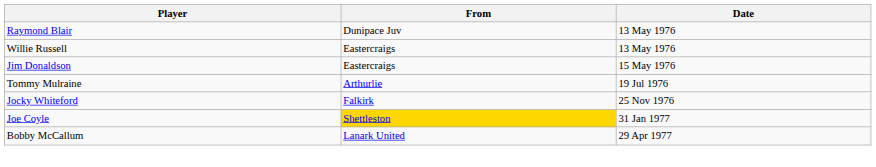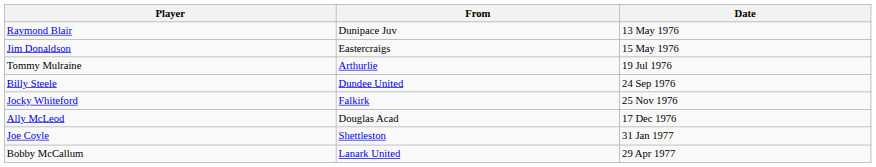- row: (37, 48)
+ row: (32, 83)
+ row: (36, 118)
(367, 118) gold background -> (362, 136) no background
